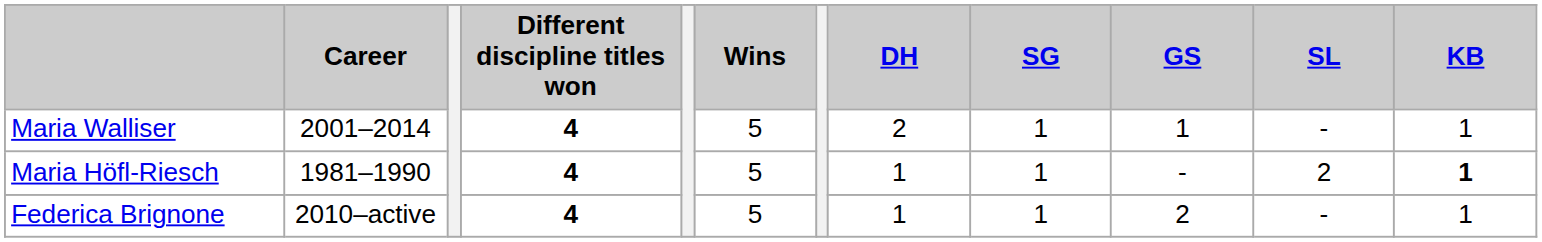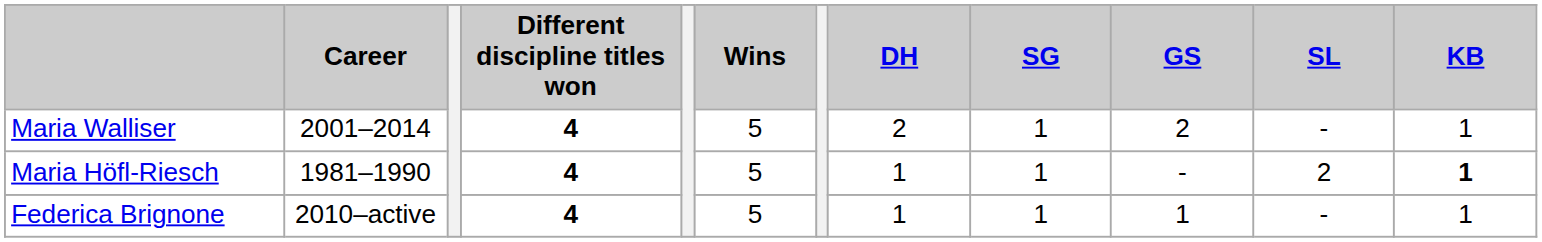(1182, 129) 1 -> (1182, 129) 2
(1182, 214) 2 -> (1182, 214) 1
